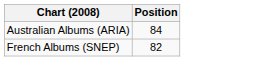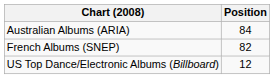+ row: (113, 64)
